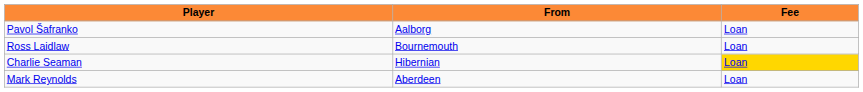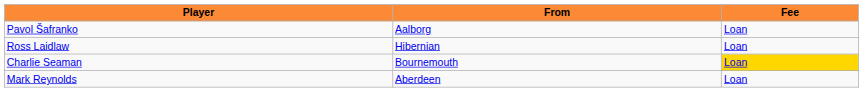(427, 46) Bournemouth -> (417, 46) Hibernian
(417, 63) Hibernian -> (427, 63) Bournemouth
